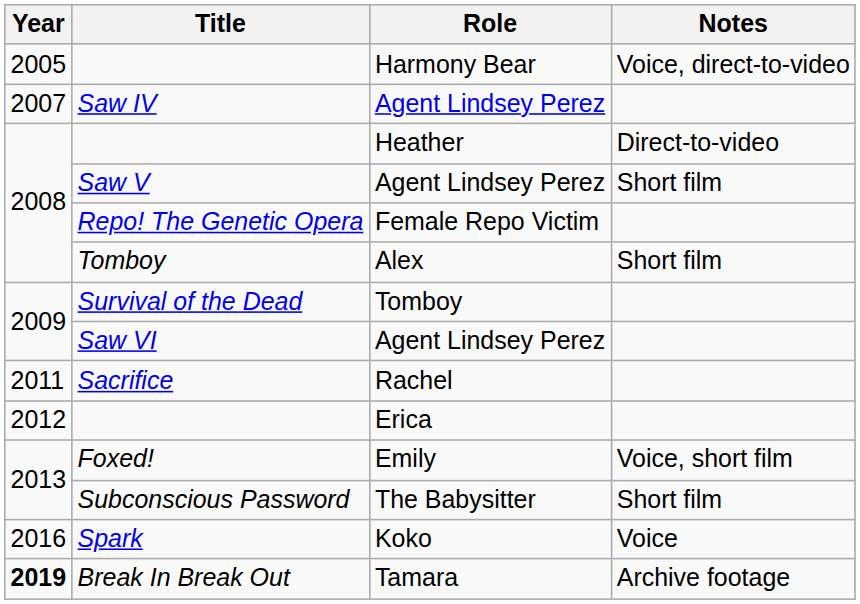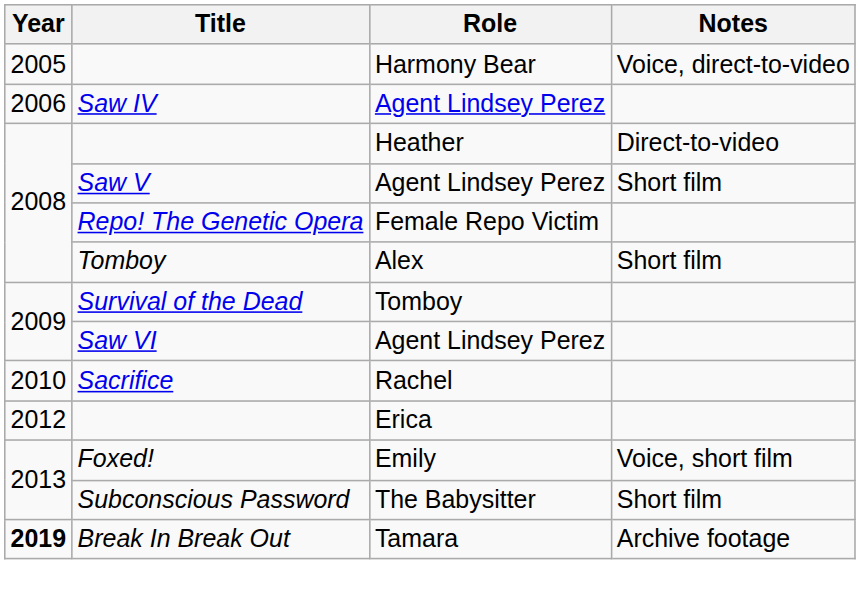(38, 103) 2007 -> (38, 103) 2006
(37, 380) 2011 -> (38, 380) 2010
- row: (110, 538)
